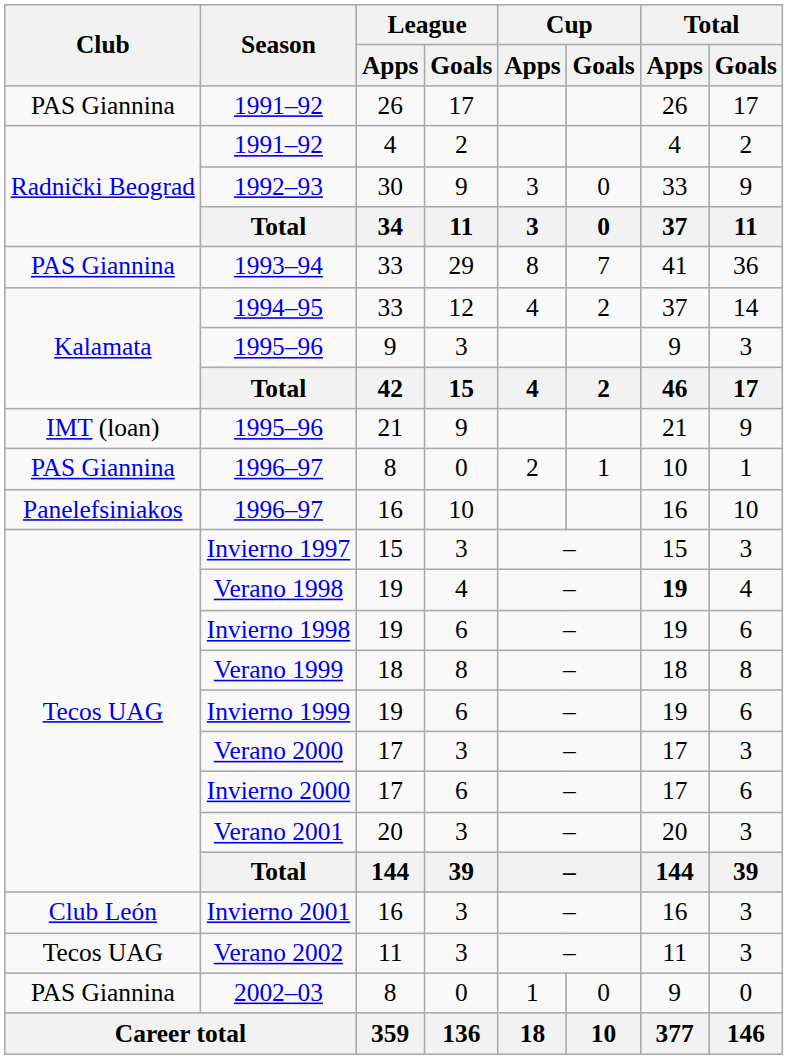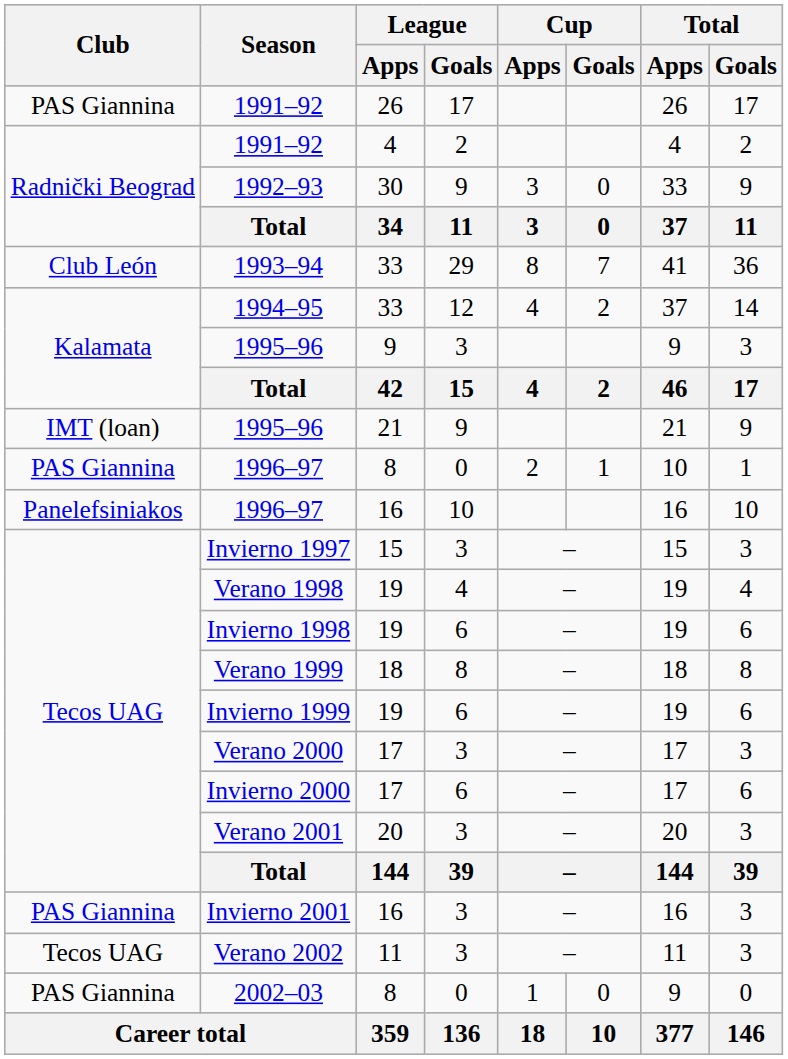(103, 266) PAS Giannina -> (103, 266) Club León
(675, 589) bold -> (675, 589) normal
(103, 912) Club León -> (103, 912) PAS Giannina
